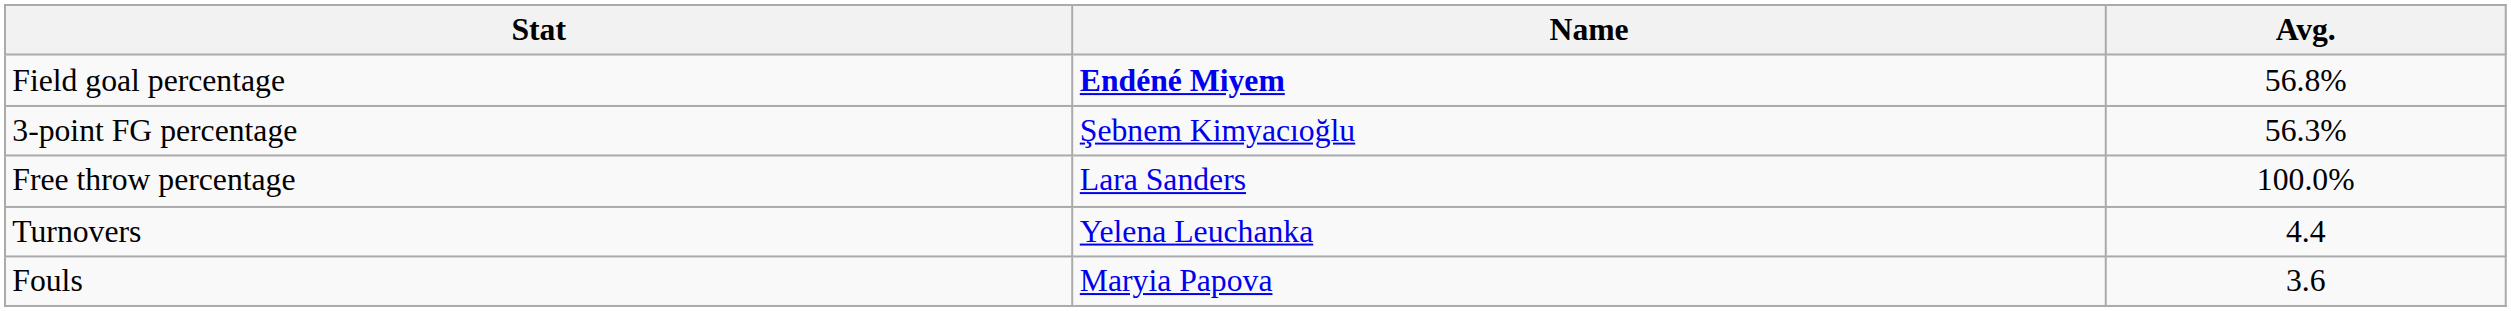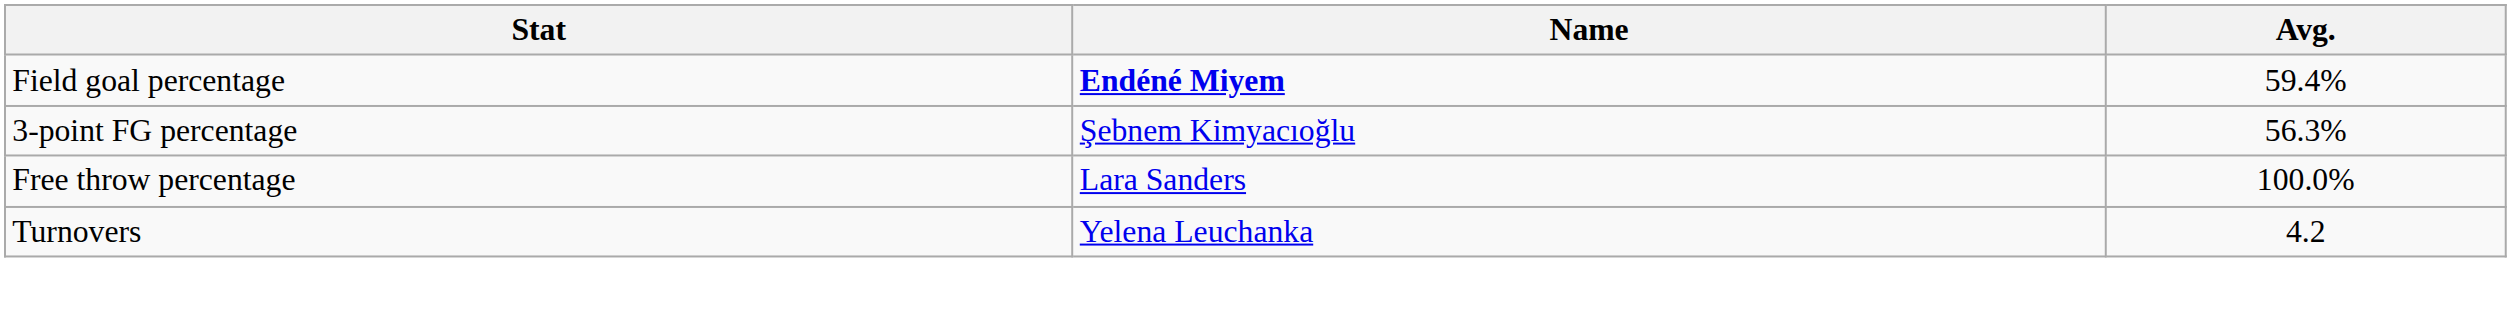(2306, 79) 56.8% -> (2306, 79) 59.4%
(2306, 230) 4.4 -> (2306, 230) 4.2
- row: (48, 280)
